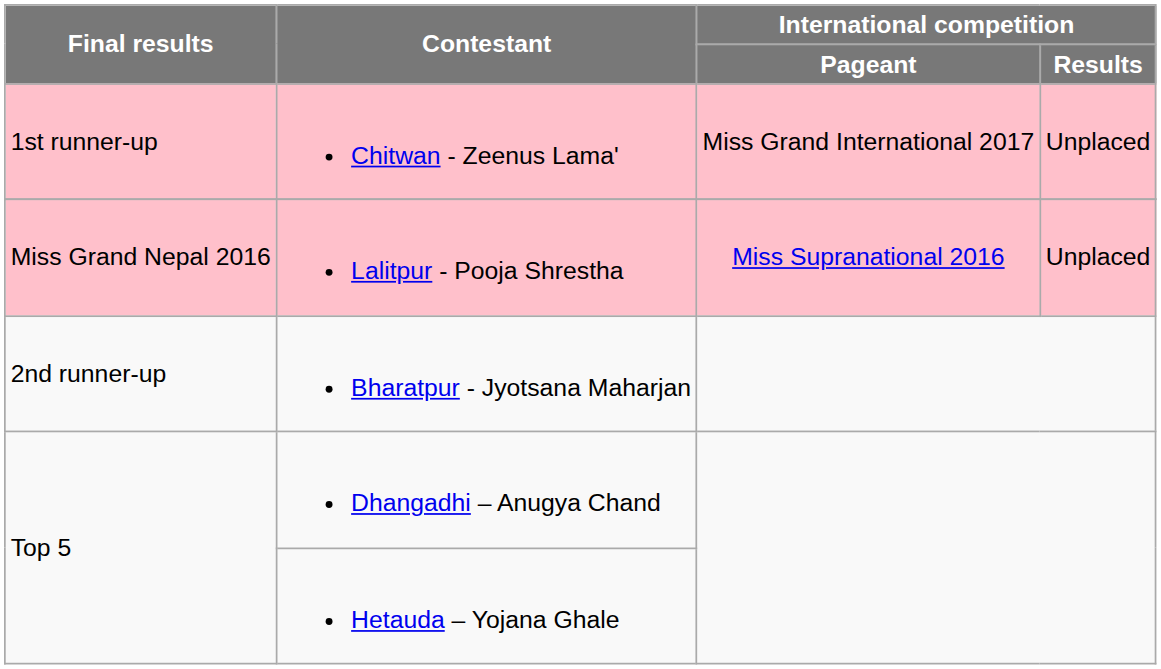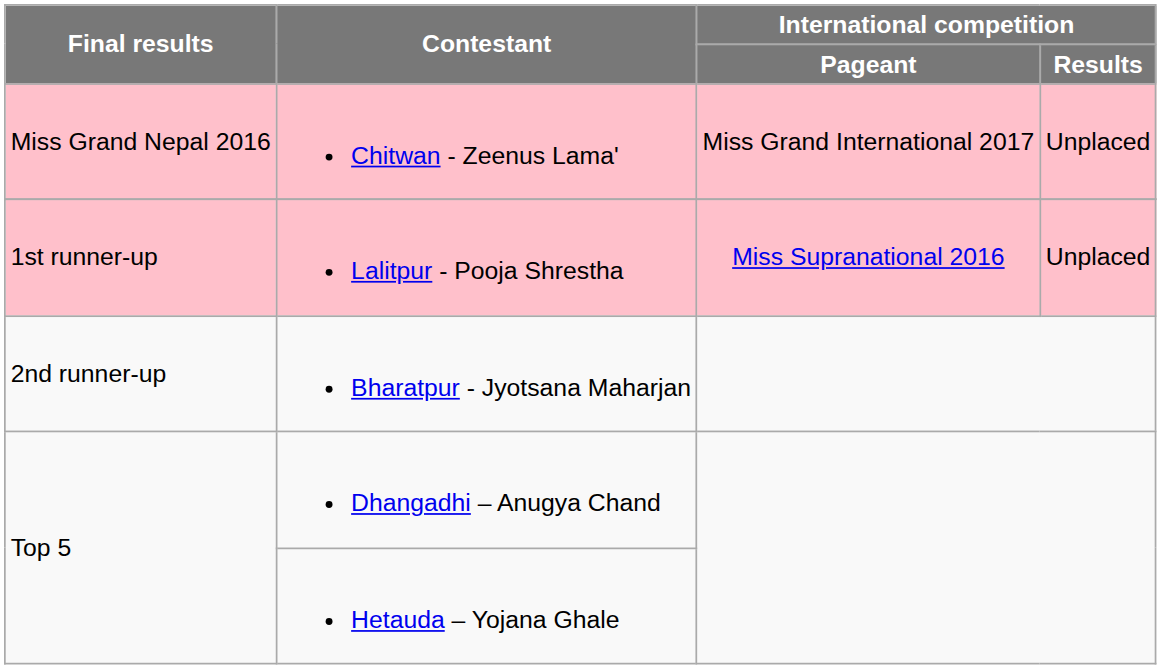(84, 142) 1st runner-up -> (141, 142) Miss Grand Nepal 2016
(141, 258) Miss Grand Nepal 2016 -> (84, 258) 1st runner-up
